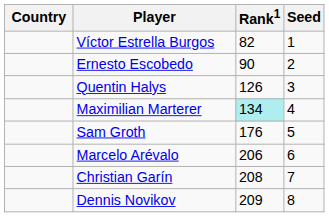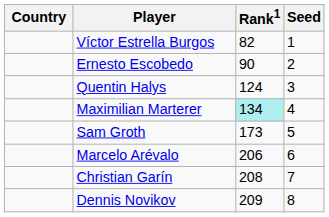(251, 87) 126 -> (251, 87) 124
(251, 132) 176 -> (251, 132) 173
